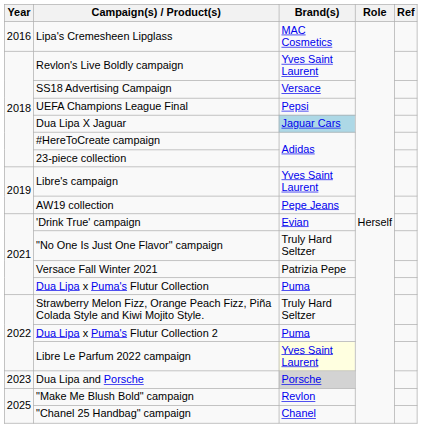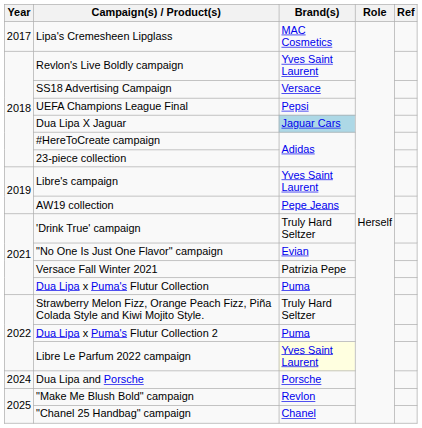(19, 36) 2016 -> (19, 36) 2017
(295, 222) Evian -> (307, 228) Truly Hard Seltzer
(307, 245) Truly Hard Seltzer -> (295, 251) Evian
(19, 379) 2023 -> (19, 379) 2024
(301, 379) lightgrey background -> (301, 379) no background
